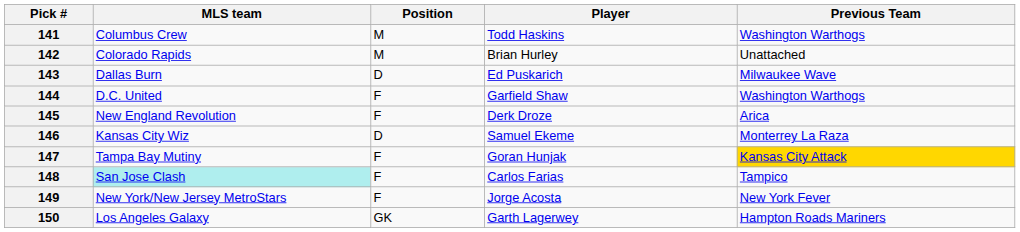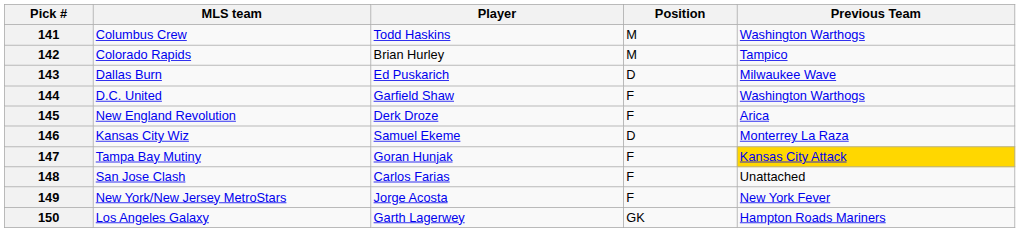columns swapped: (611, 14) <-> (427, 14)
(773, 55) Unattached -> (764, 55) Tampico
(141, 177) paleturquoise background -> (141, 177) no background
(764, 177) Tampico -> (773, 177) Unattached
